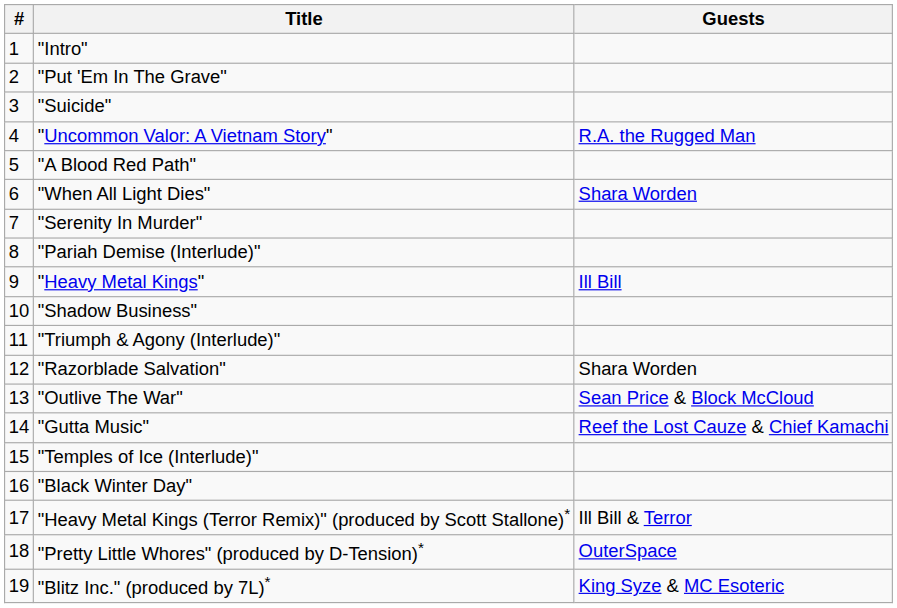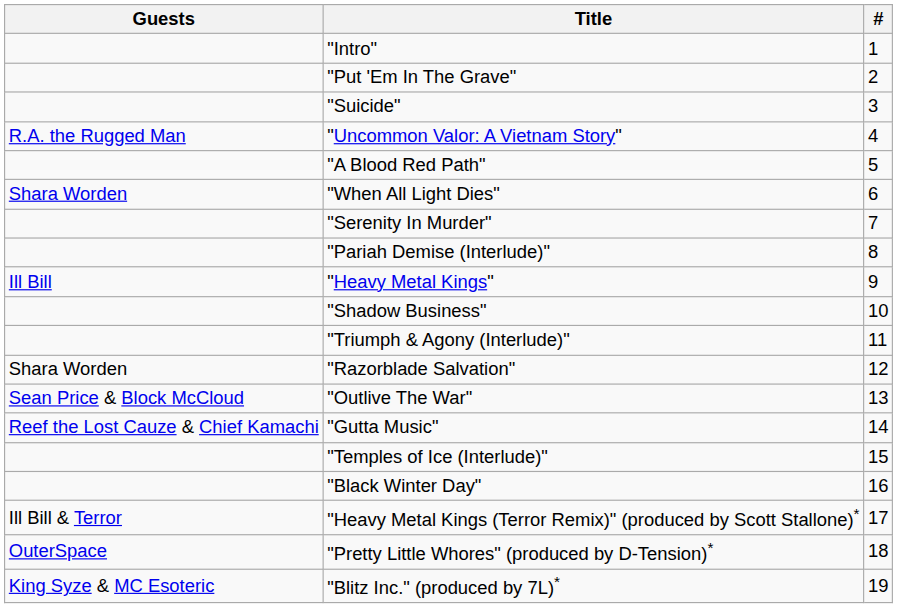columns swapped: (19, 19) <-> (734, 19)
